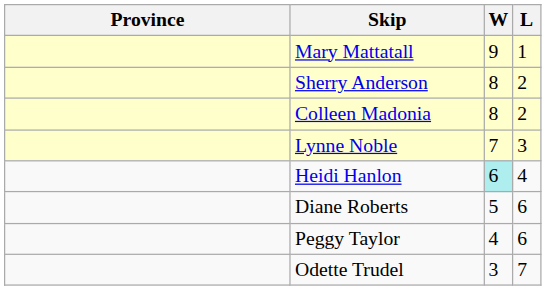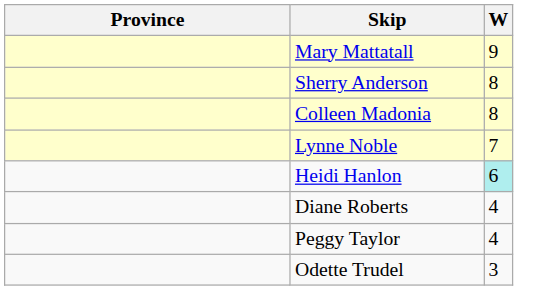- column: (527, 20)
(493, 207) 5 -> (493, 207) 4
